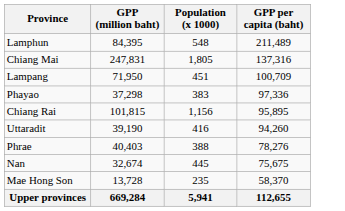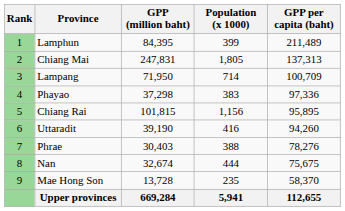+ column: (20, 19)
(200, 42) 548 -> (231, 42) 399
(273, 59) 137,316 -> (304, 59) 137,313
(200, 77) 451 -> (231, 77) 714
(127, 146) 40,403 -> (158, 146) 30,403
(200, 163) 445 -> (231, 163) 444
